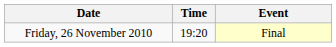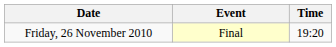columns swapped: (194, 13) <-> (273, 13)
